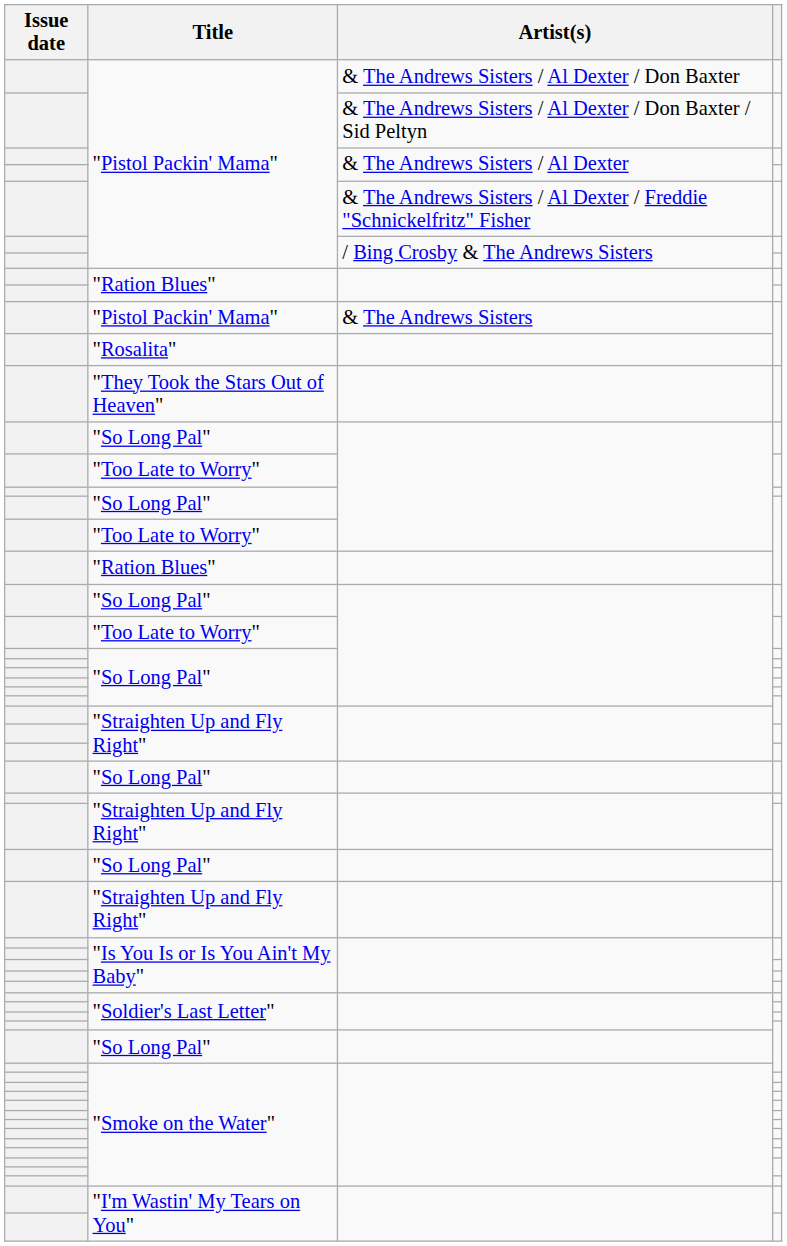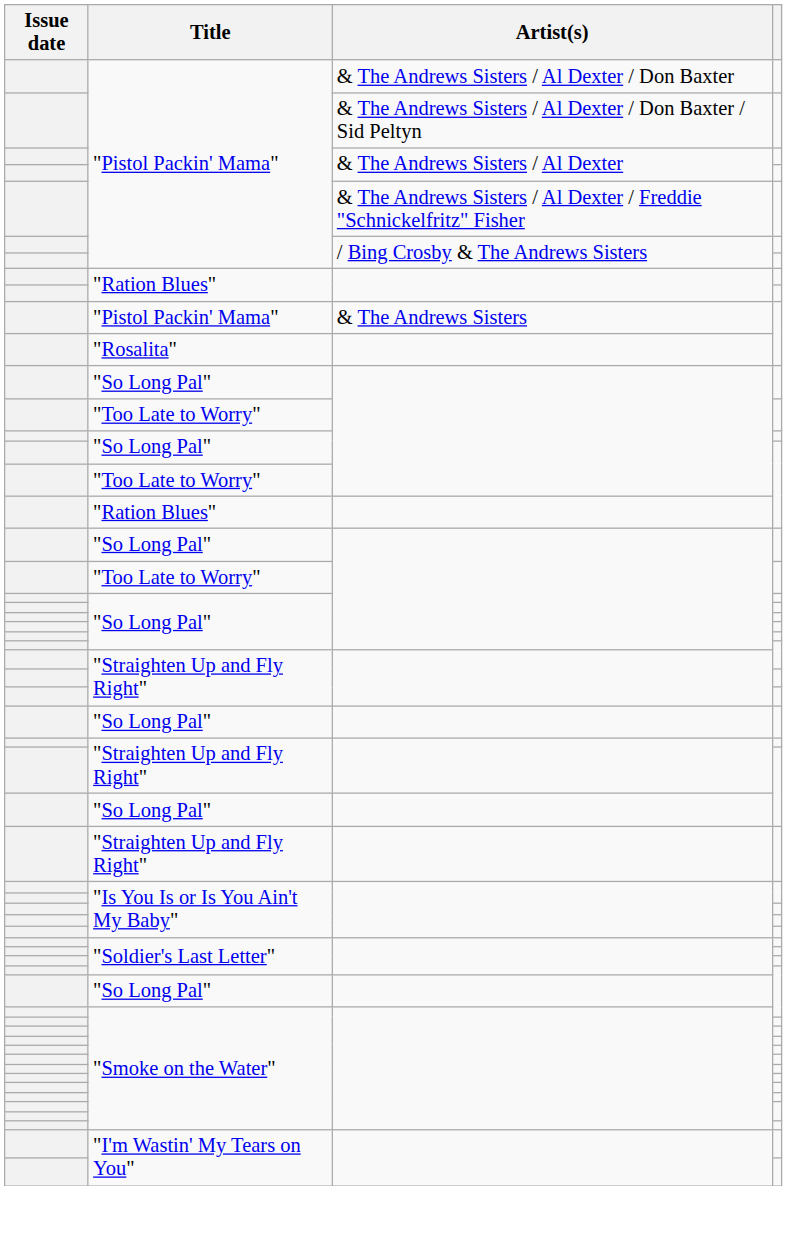- row: (208, 393)
